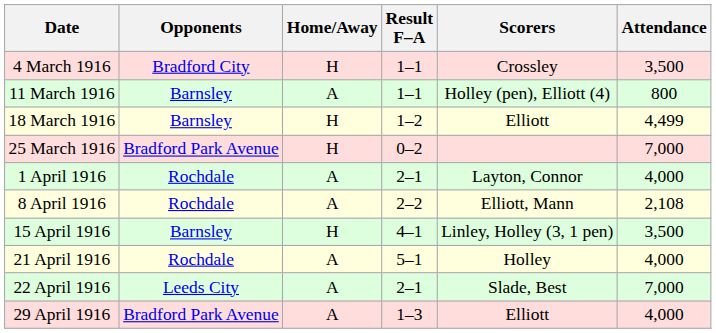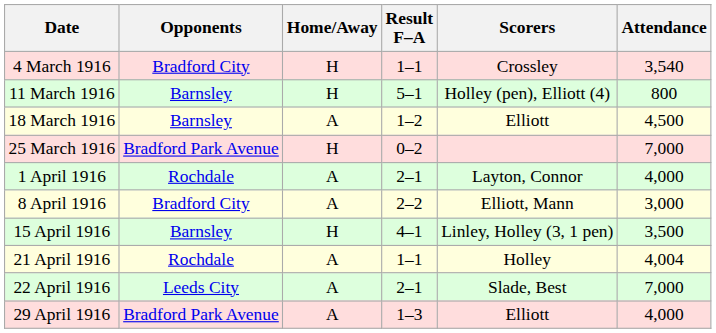(664, 65) 3,500 -> (664, 65) 3,540
(332, 93) A -> (332, 93) H
(409, 93) 1–1 -> (409, 93) 5–1
(332, 120) H -> (332, 120) A
(664, 120) 4,499 -> (664, 120) 4,500
(201, 203) Rochdale -> (201, 203) Bradford City
(664, 203) 2,108 -> (664, 203) 3,000
(409, 259) 5–1 -> (409, 259) 1–1
(664, 259) 4,000 -> (664, 259) 4,004
